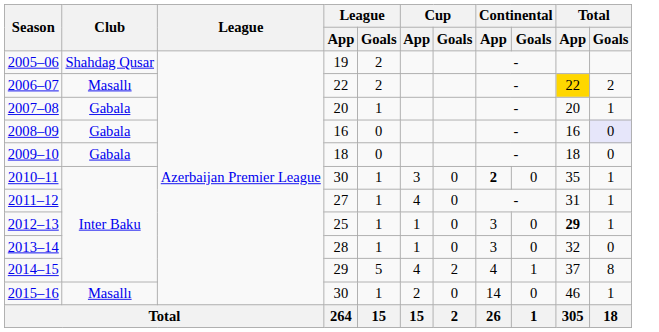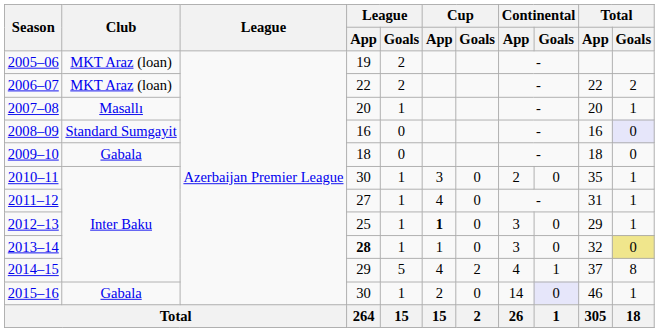(110, 62) Shahdag Qusar -> (121, 62) MKT Araz (loan)
(110, 85) Masallı -> (121, 85) MKT Araz (loan)
(573, 85) gold background -> (595, 85) no background
(110, 108) Gabala -> (121, 108) Masallı
(110, 131) Gabala -> (121, 131) Standard Sumgayit
(493, 177) bold -> (516, 177) normal
(417, 223) normal -> (439, 223) bold
(573, 223) bold -> (595, 223) normal
(341, 246) normal -> (364, 246) bold
(611, 246) no background -> (633, 246) khaki background
(110, 293) Masallı -> (121, 293) Gabala
(534, 293) no background -> (556, 293) lavender background
